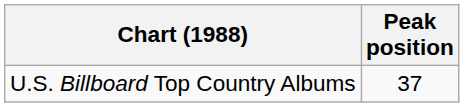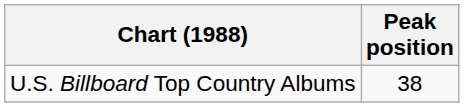(410, 83) 37 -> (410, 83) 38
